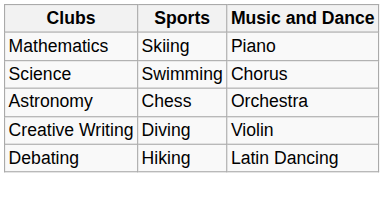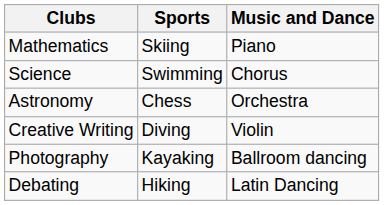+ row: (59, 158)
